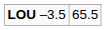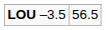(85, 15) 65.5 -> (85, 15) 56.5
